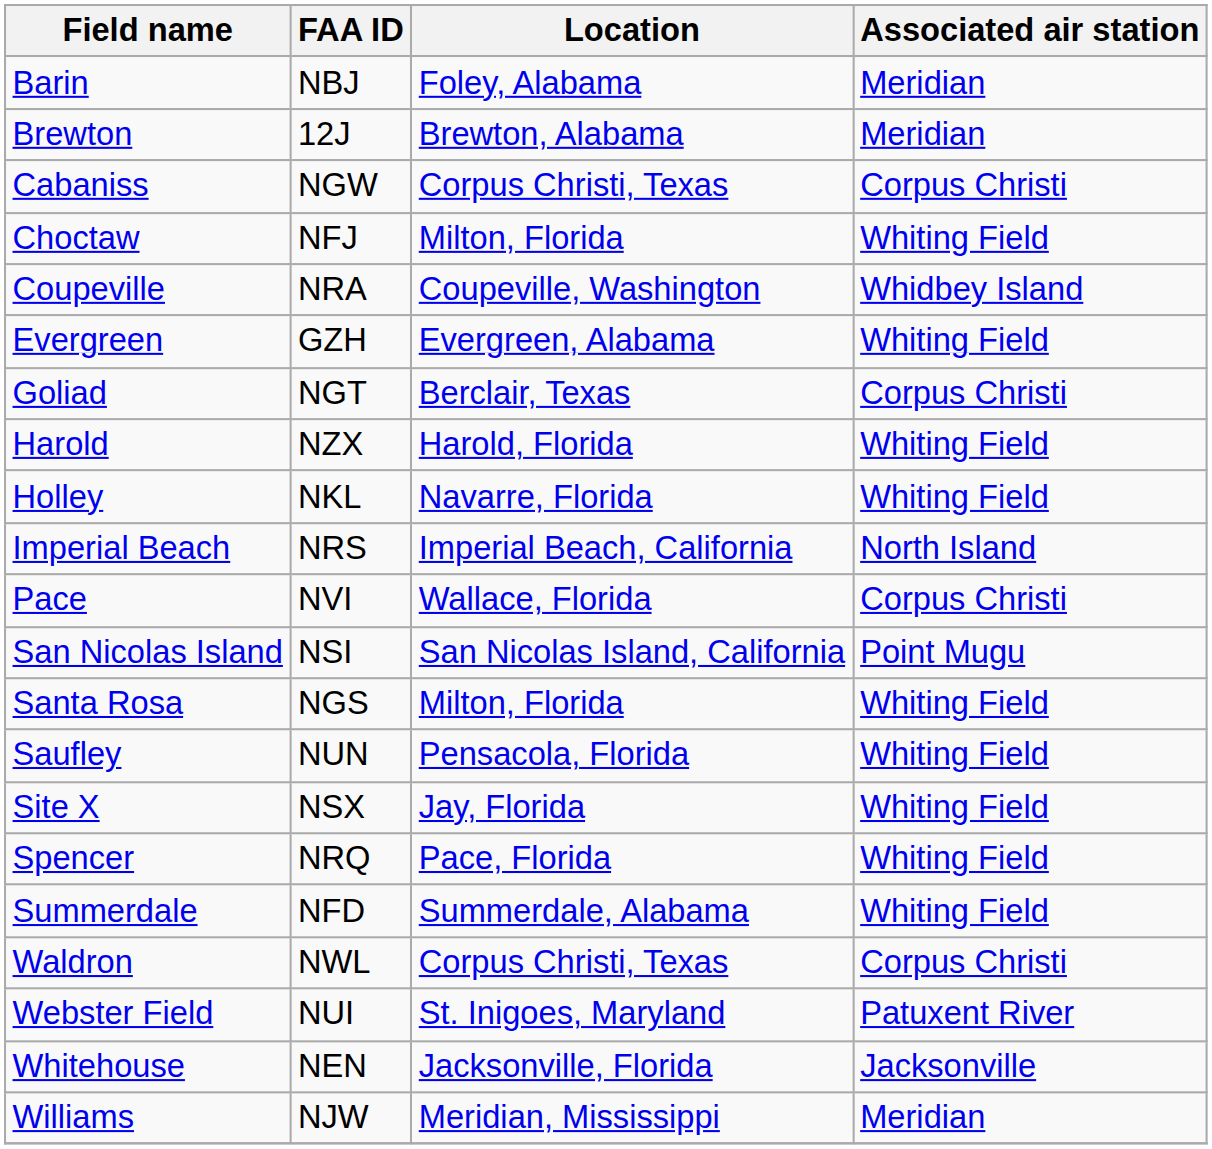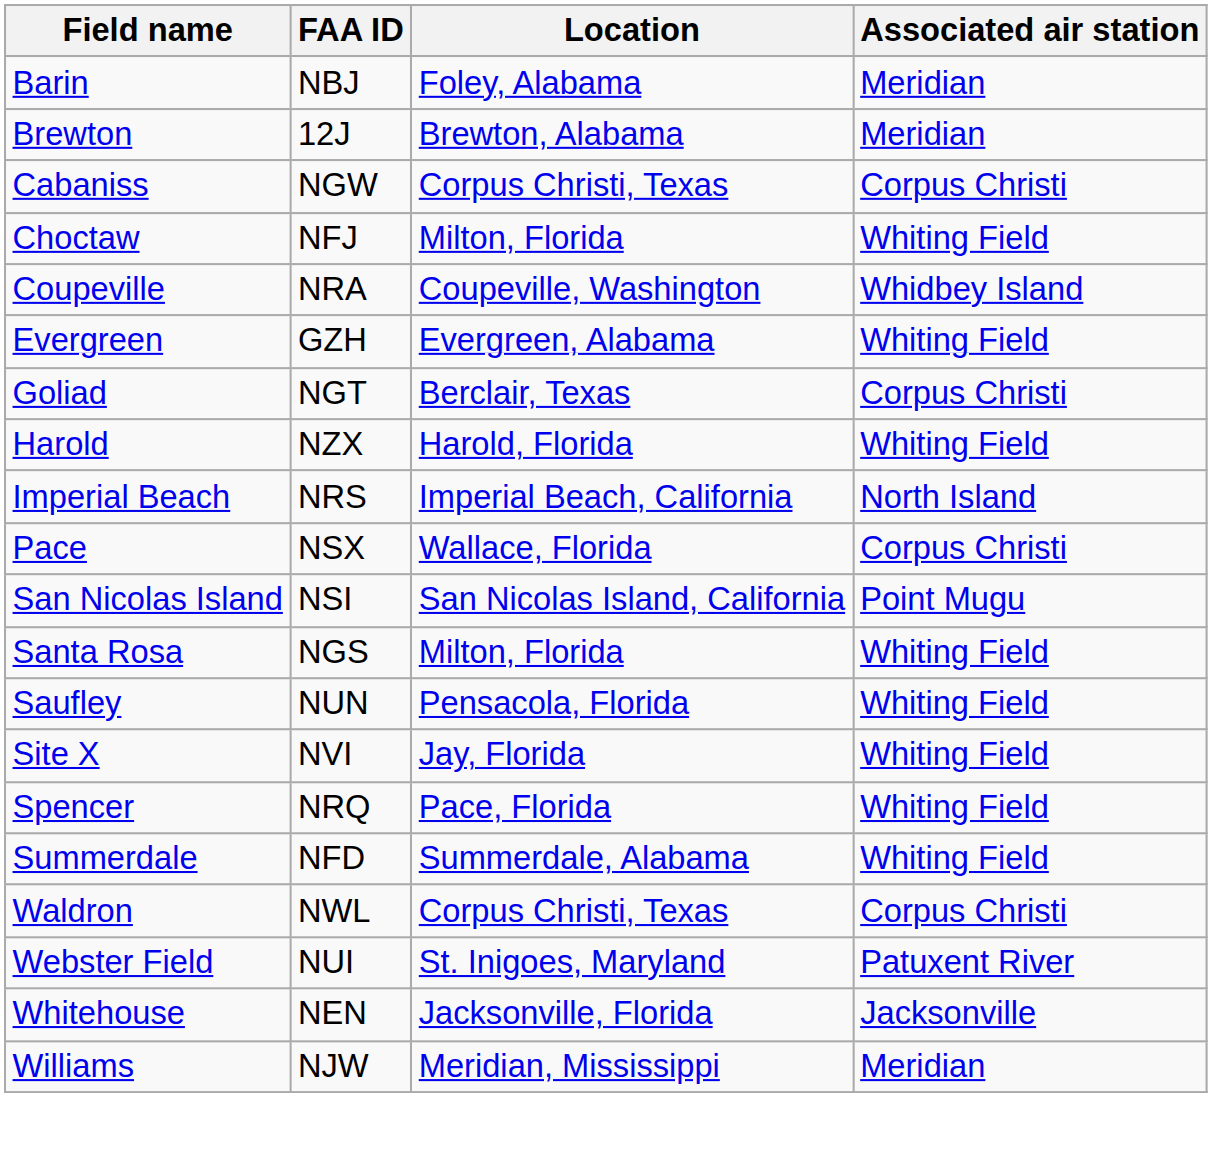- row: (58, 496)
(325, 599) NVI -> (331, 548) NSX
(331, 806) NSX -> (325, 755) NVI
